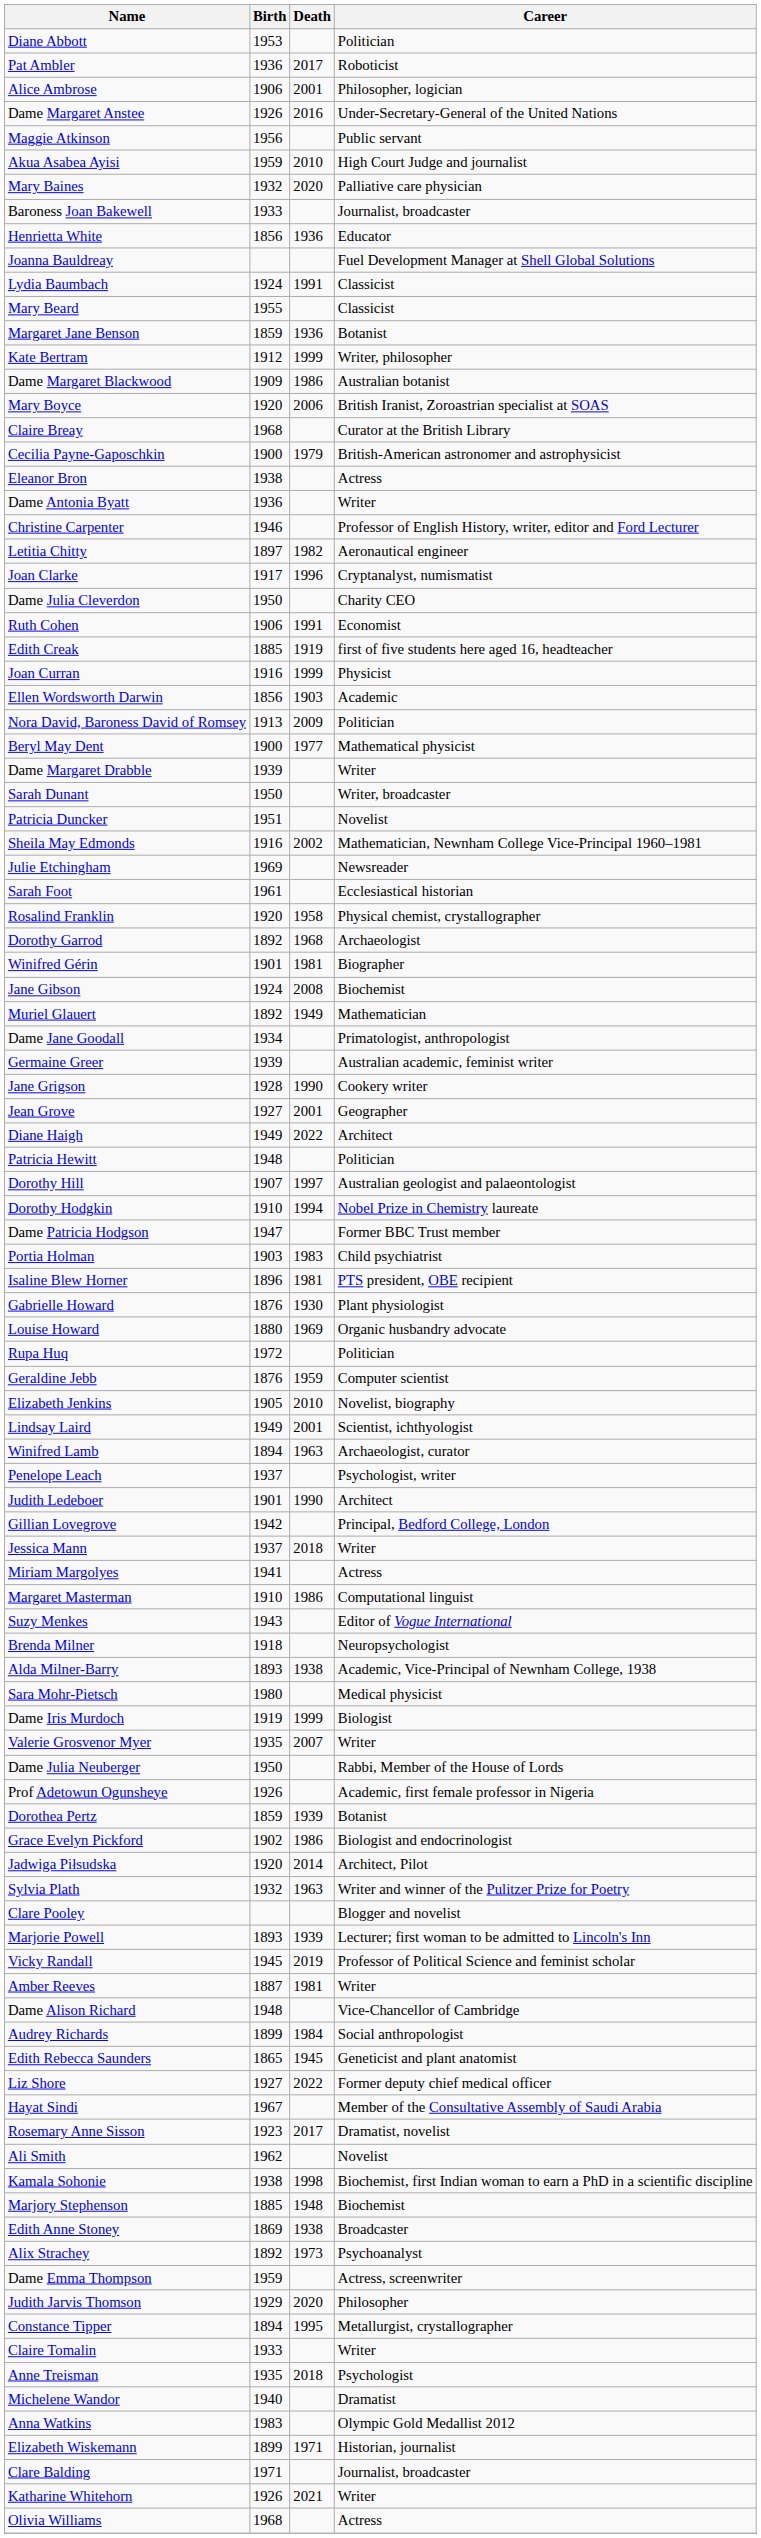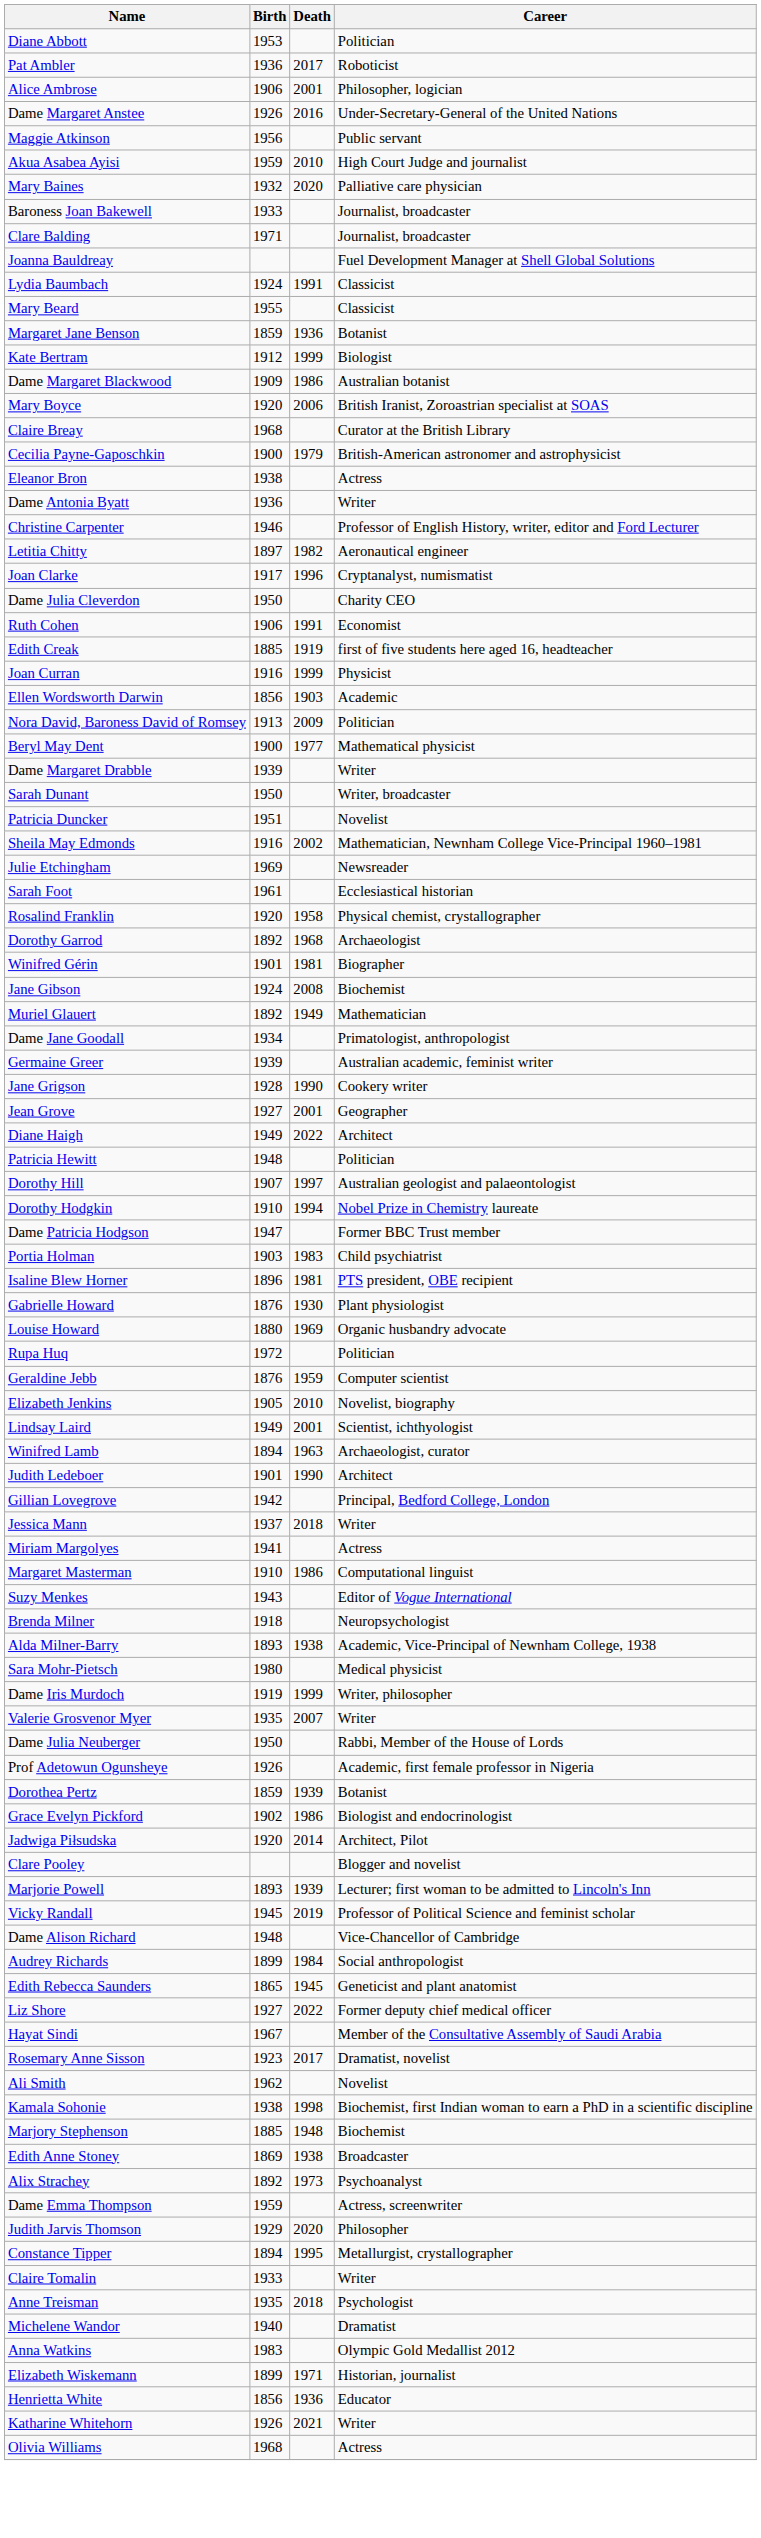rows swapped: (49, 2472) <-> (55, 235)
(395, 357) Writer, philosopher -> (365, 357) Biologist
- row: (55, 1475)
(365, 1718) Biologist -> (395, 1694) Writer, philosopher
- row: (44, 1888)
- row: (51, 1986)
